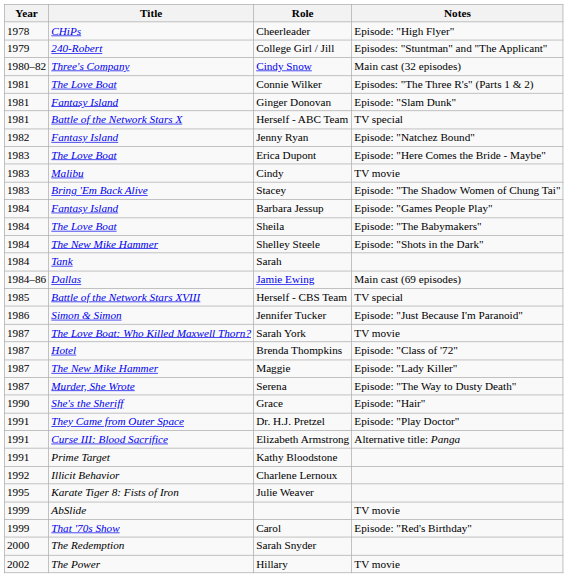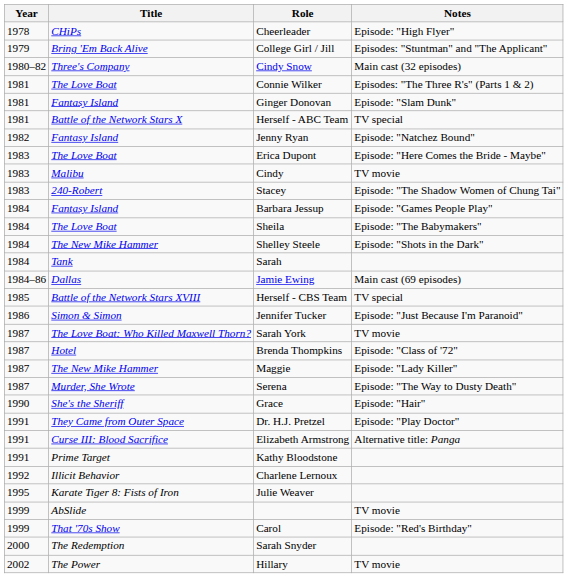(77, 48) 240-Robert -> (100, 48) Bring 'Em Back Alive
(100, 191) Bring 'Em Back Alive -> (77, 191) 240-Robert
